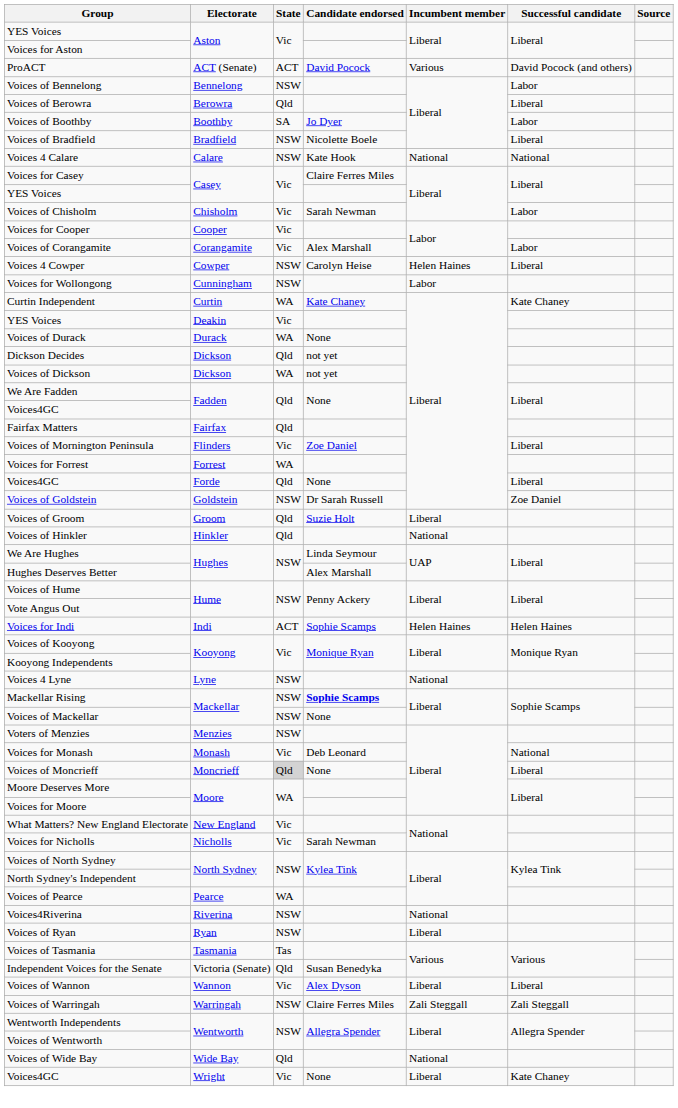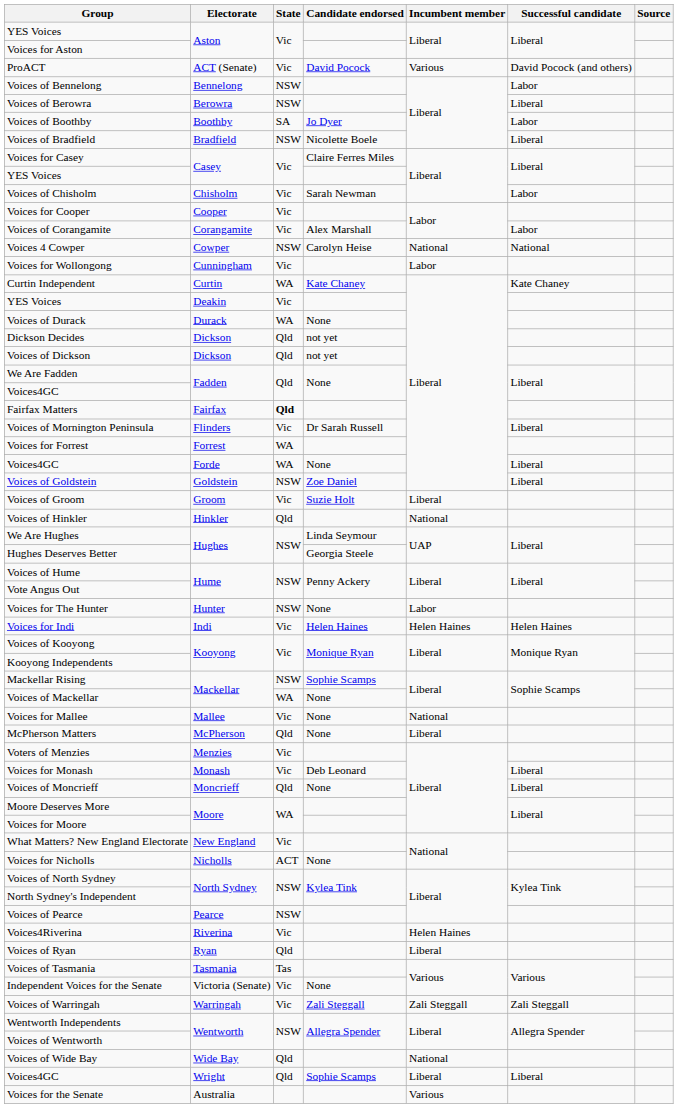(287, 67) ACT -> (284, 67) Vic
(284, 103) Qld -> (288, 103) NSW
- row: (43, 157)
(440, 265) Helen Haines -> (429, 247) National
(527, 265) Liberal -> (530, 247) National
(288, 283) NSW -> (284, 265) Vic
(285, 373) WA -> (284, 355) Qld
(284, 427) normal -> (285, 409) bold
(332, 445) Zoe Daniel -> (345, 427) Dr Sarah Russell
(284, 481) Qld -> (285, 463) WA
(345, 499) Dr Sarah Russell -> (332, 481) Zoe Daniel
(536, 499) Zoe Daniel -> (527, 481) Liberal
(284, 517) Qld -> (284, 499) Vic
(339, 572) Alex Marshall -> (340, 553) Georgia Steele
+ row: (57, 608)
(287, 626) ACT -> (284, 626) Vic
(341, 626) Sophie Scamps -> (337, 626) Helen Haines
- row: (39, 680)
(343, 698) bold -> (341, 680) normal
(288, 716) NSW -> (285, 698) WA
+ row: (47, 716)
+ row: (52, 734)
(288, 734) NSW -> (284, 752) Vic
(530, 752) National -> (527, 770) Liberal
(284, 770) lightgrey background -> (284, 788) no background
(284, 842) Vic -> (287, 860) ACT
(341, 842) Sarah Newman -> (319, 860) None
(285, 896) WA -> (288, 914) NSW
(288, 914) NSW -> (284, 932) Vic
(429, 914) National -> (440, 932) Helen Haines
(288, 932) NSW -> (284, 950) Qld
(284, 968) Qld -> (284, 986) Vic
(344, 968) Susan Benedyka -> (319, 986) None
- row: (48, 986)
(288, 1004) NSW -> (284, 1004) Vic
(350, 1004) Claire Ferres Miles -> (335, 1004) Zali Steggall
(284, 1076) Vic -> (284, 1076) Qld
(319, 1076) None -> (341, 1076) Sophie Scamps
(540, 1076) Kate Chaney -> (527, 1076) Liberal
+ row: (55, 1094)
